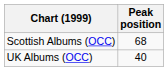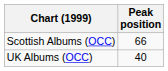(141, 41) 68 -> (141, 41) 66
